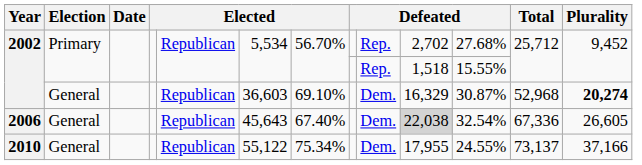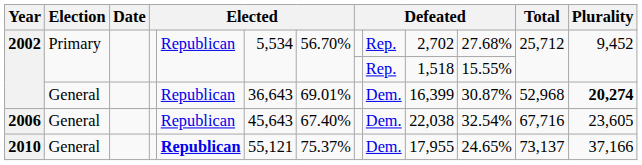(265, 95) 36,603 -> (271, 95) 36,643
(320, 95) 69.10% -> (326, 95) 69.01%
(426, 95) 16,329 -> (432, 95) 16,399
(426, 120) lightgrey background -> (432, 120) no background
(536, 120) 67,336 -> (542, 120) 67,716
(606, 120) 26,605 -> (611, 120) 23,605
(198, 146) normal -> (201, 146) bold
(265, 146) 55,122 -> (271, 146) 55,121
(320, 146) 75.34% -> (326, 146) 75.37%
(481, 146) 24.55% -> (487, 146) 24.65%
